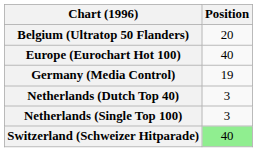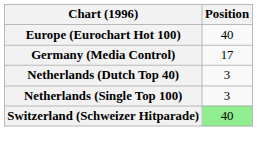- row: (103, 34)
(227, 75) 19 -> (227, 55) 17
